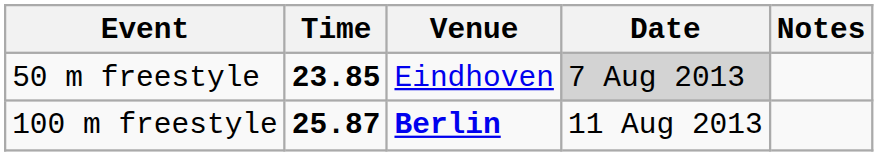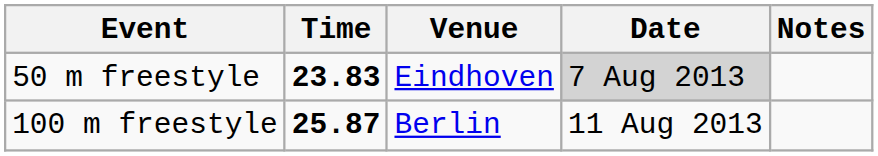(336, 77) 23.85 -> (336, 77) 23.83
(448, 125) bold -> (448, 125) normal
